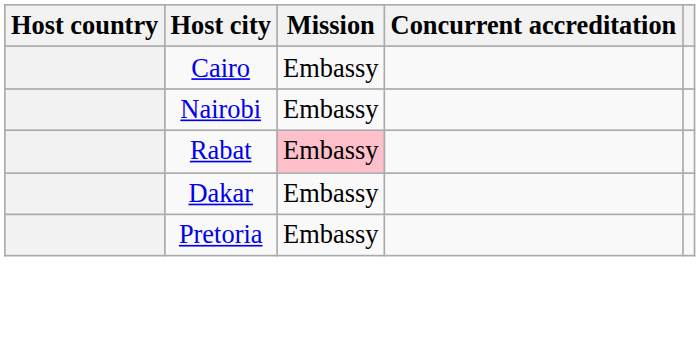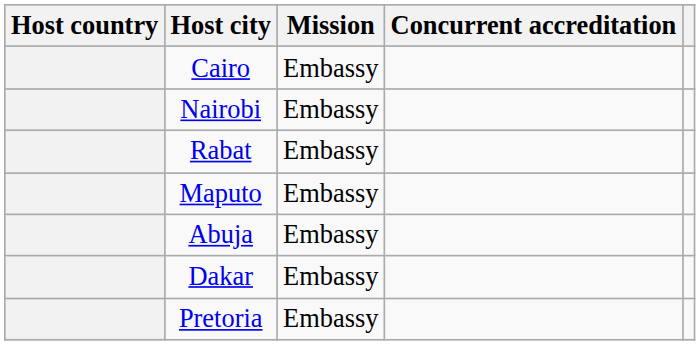(331, 151) pink background -> (331, 151) no background
+ row: (221, 192)
+ row: (221, 234)
